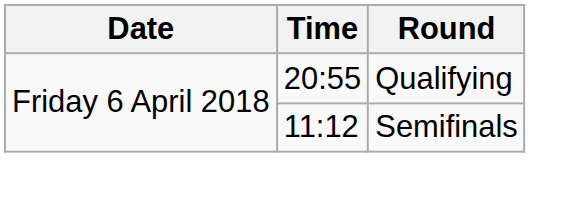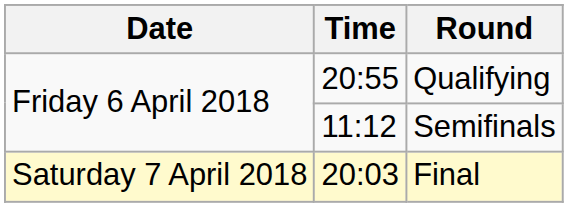+ row: (447, 175)
